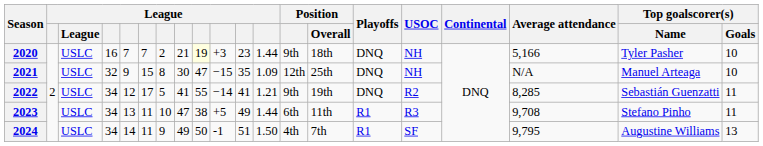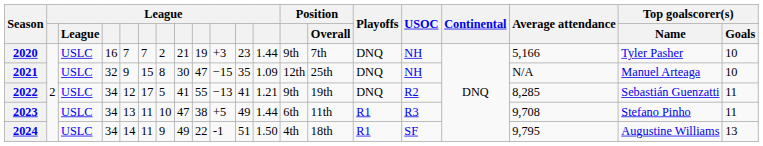(201, 53) lightyellow background -> (201, 53) no background
(322, 53) 18th -> (319, 53) 7th
(223, 92) −14 -> (223, 92) −13
(201, 131) 50 -> (201, 131) 22
(319, 131) 7th -> (322, 131) 18th
